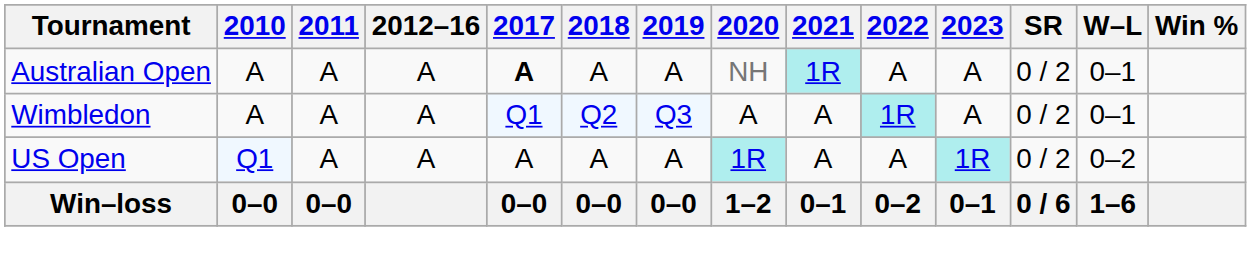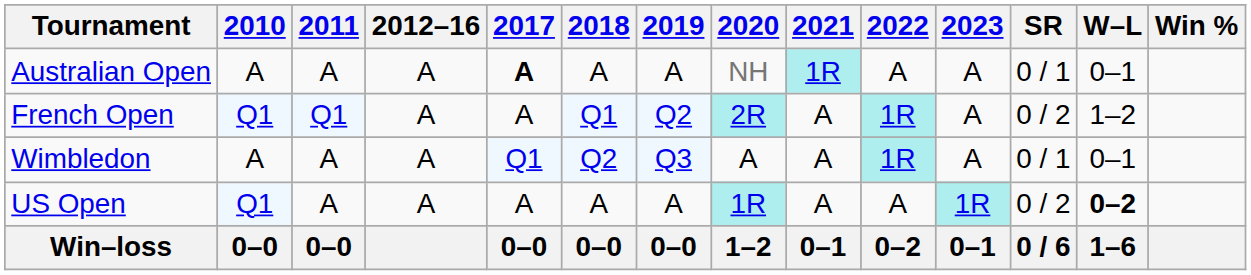(1043, 70) 0 / 2 -> (1043, 70) 0 / 1
+ row: (93, 114)
(1043, 114) 0 / 2 -> (1043, 159) 0 / 1
(1113, 159) normal -> (1113, 203) bold
